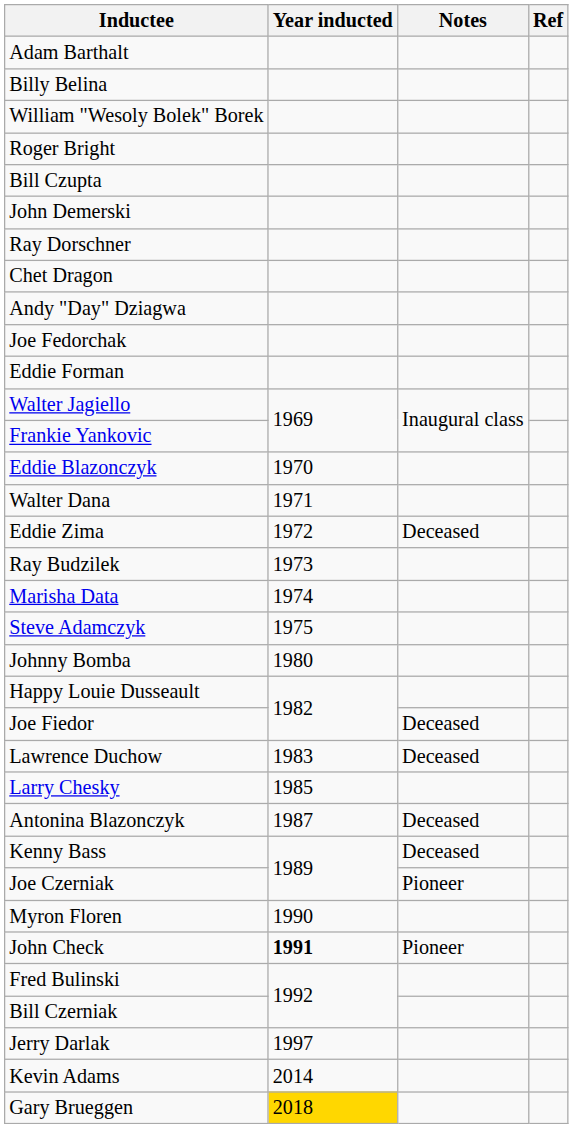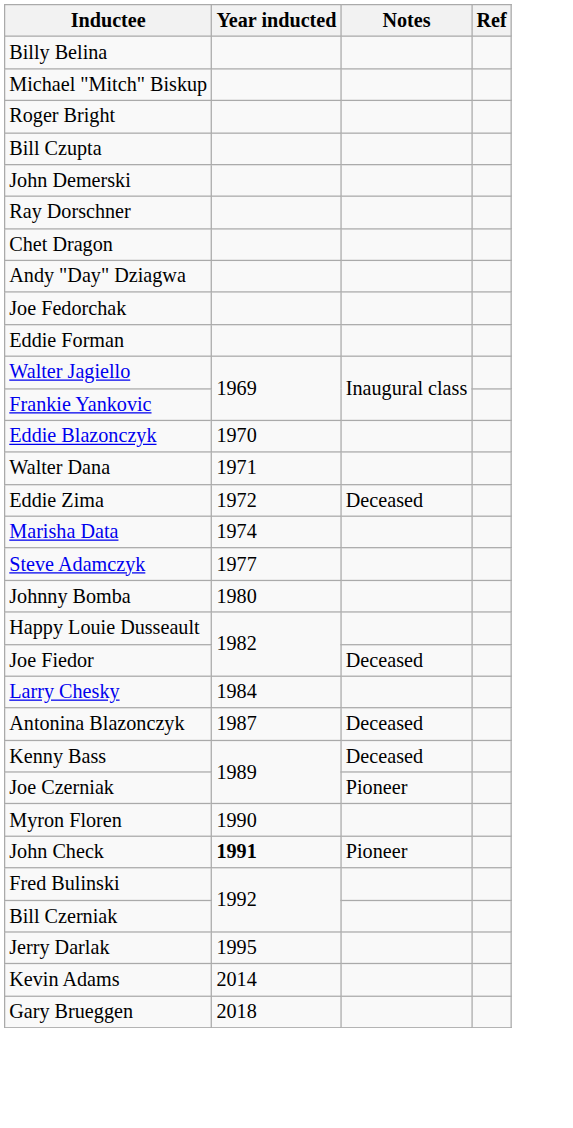- row: (69, 52)
+ row: (108, 84)
- row: (136, 116)
- row: (64, 564)
(293, 627) 1975 -> (237, 564) 1977
- row: (86, 755)
(293, 787) 1985 -> (237, 691) 1984
(293, 1043) 1997 -> (237, 947) 1995
(293, 1107) gold background -> (237, 1011) no background
